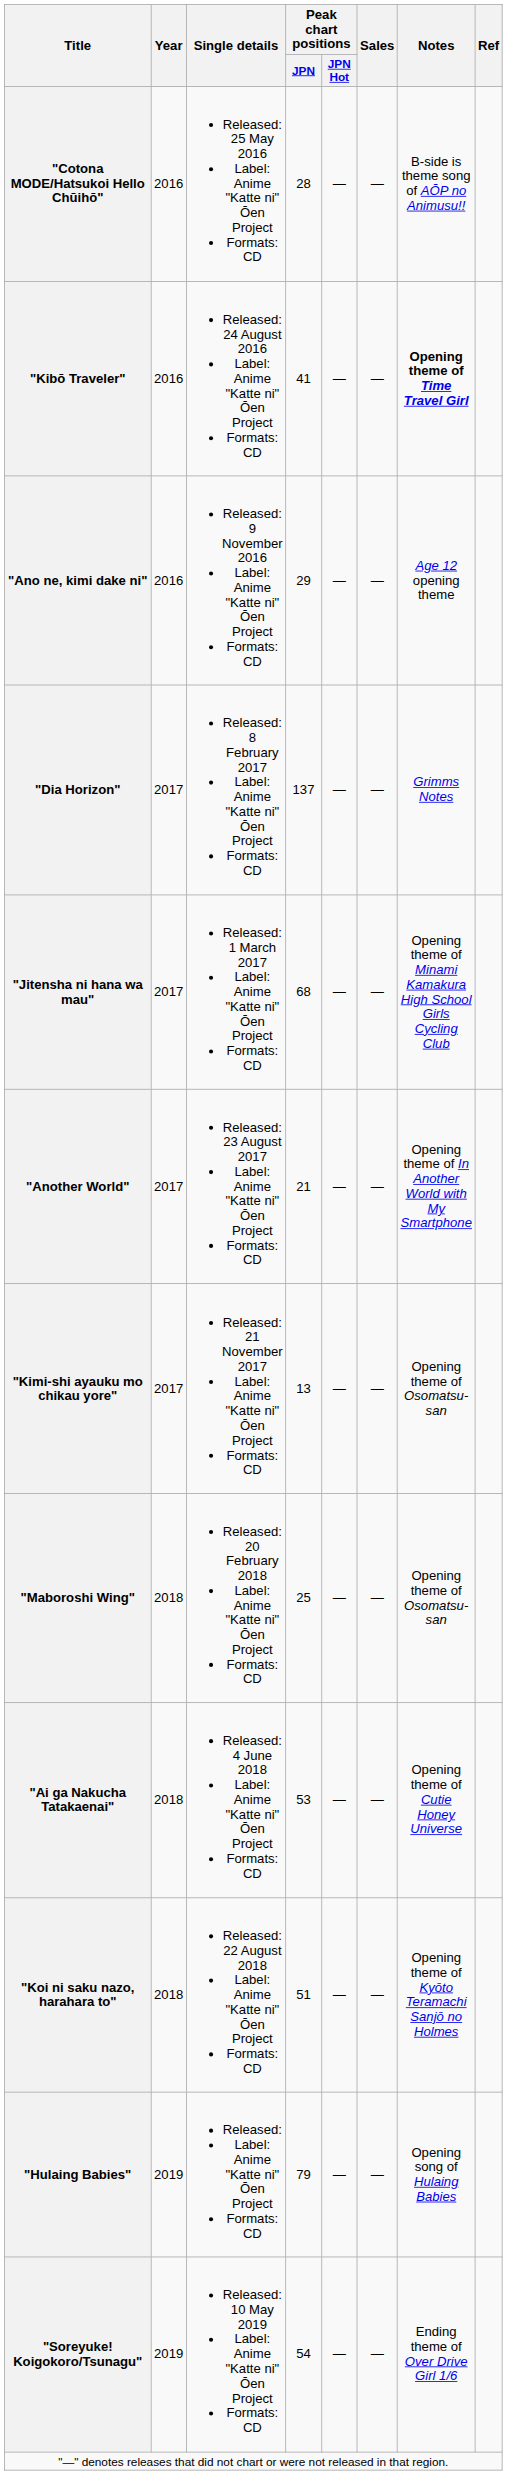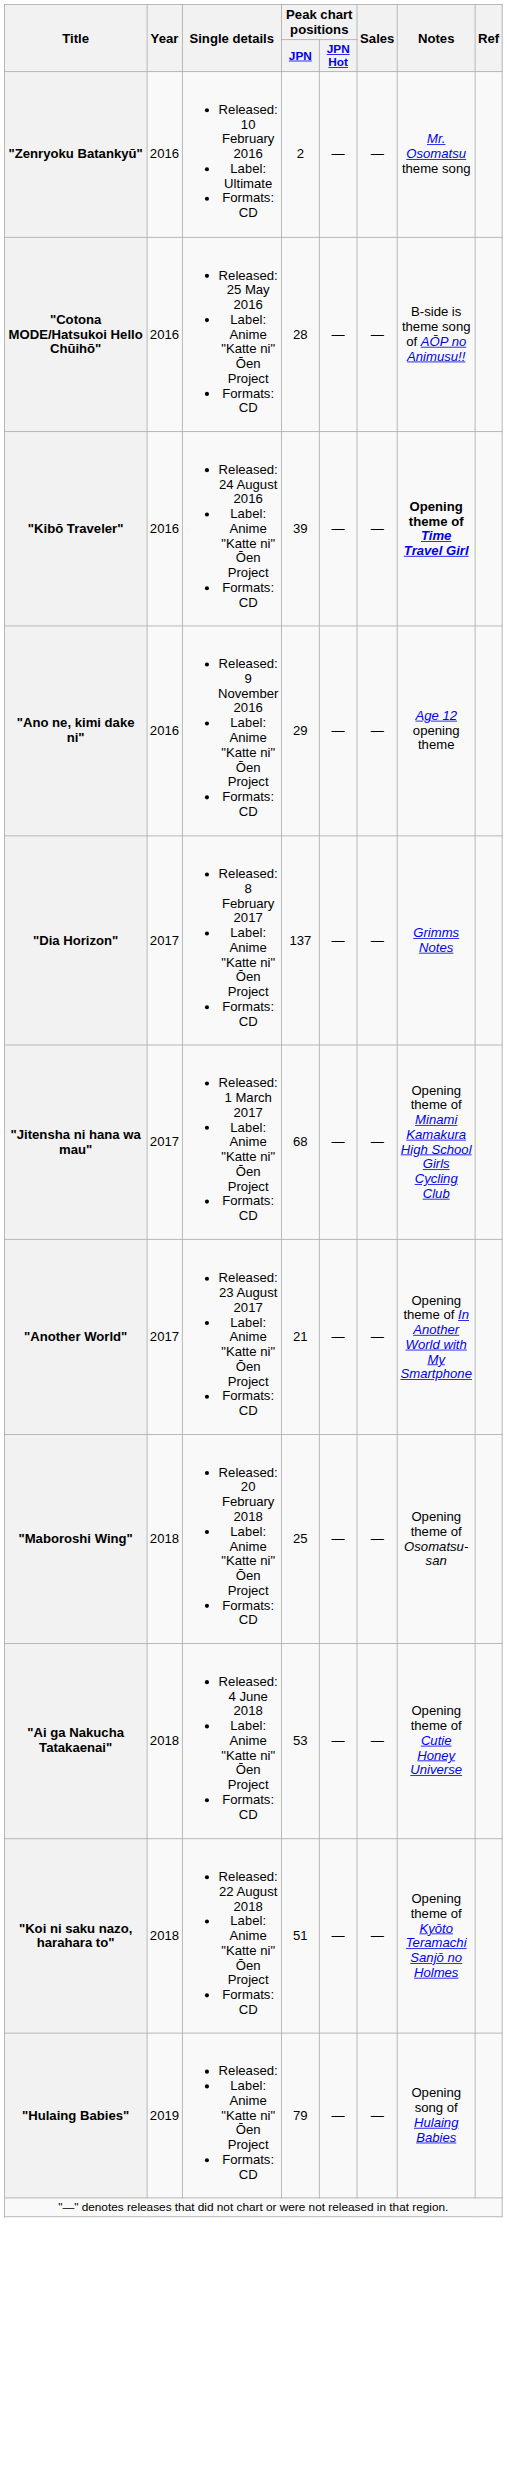+ row: (76, 154)
(303, 378) 41 -> (300, 528) 39
- row: (78, 1388)
- row: (78, 2354)
